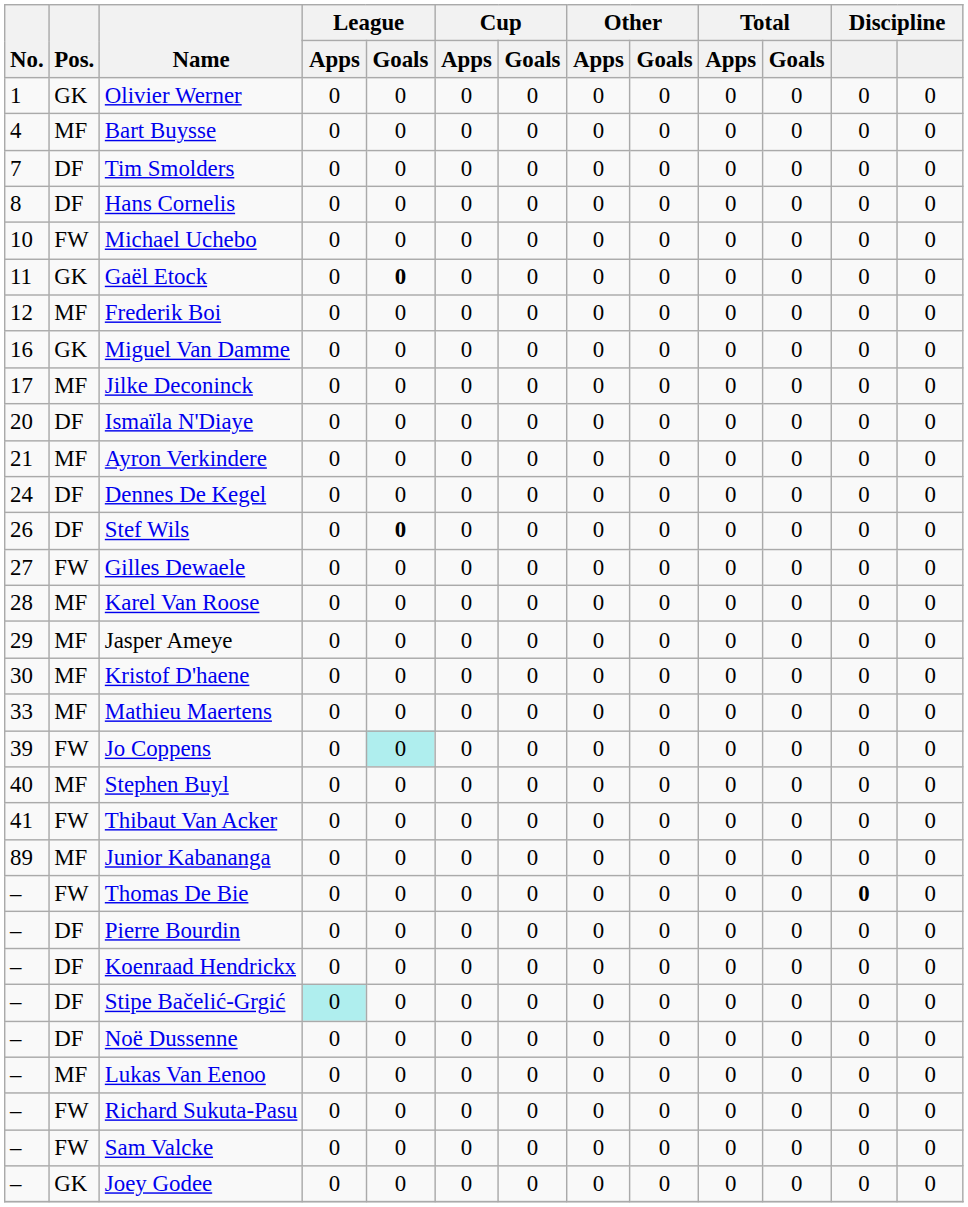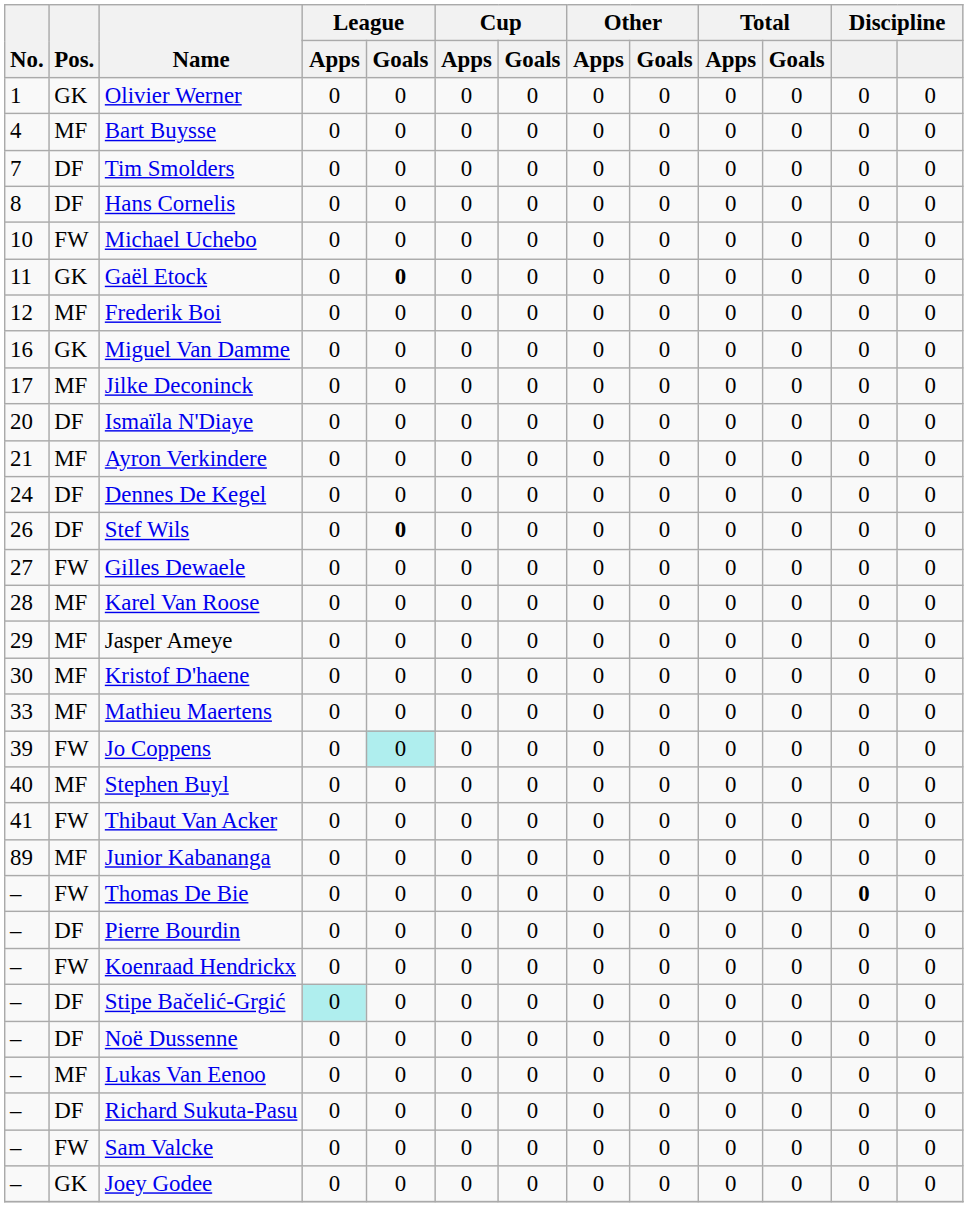(69, 966) DF -> (71, 966) FW
(71, 1111) FW -> (69, 1111) DF
